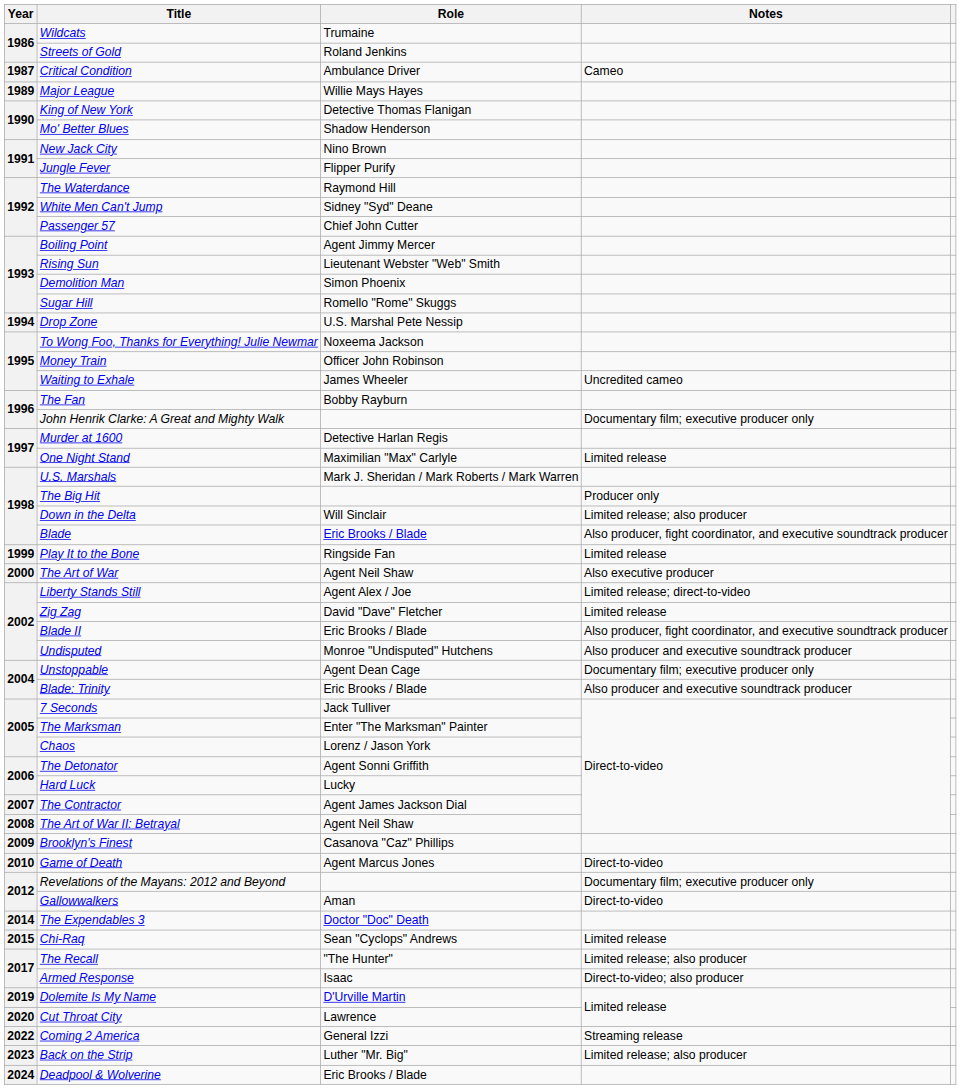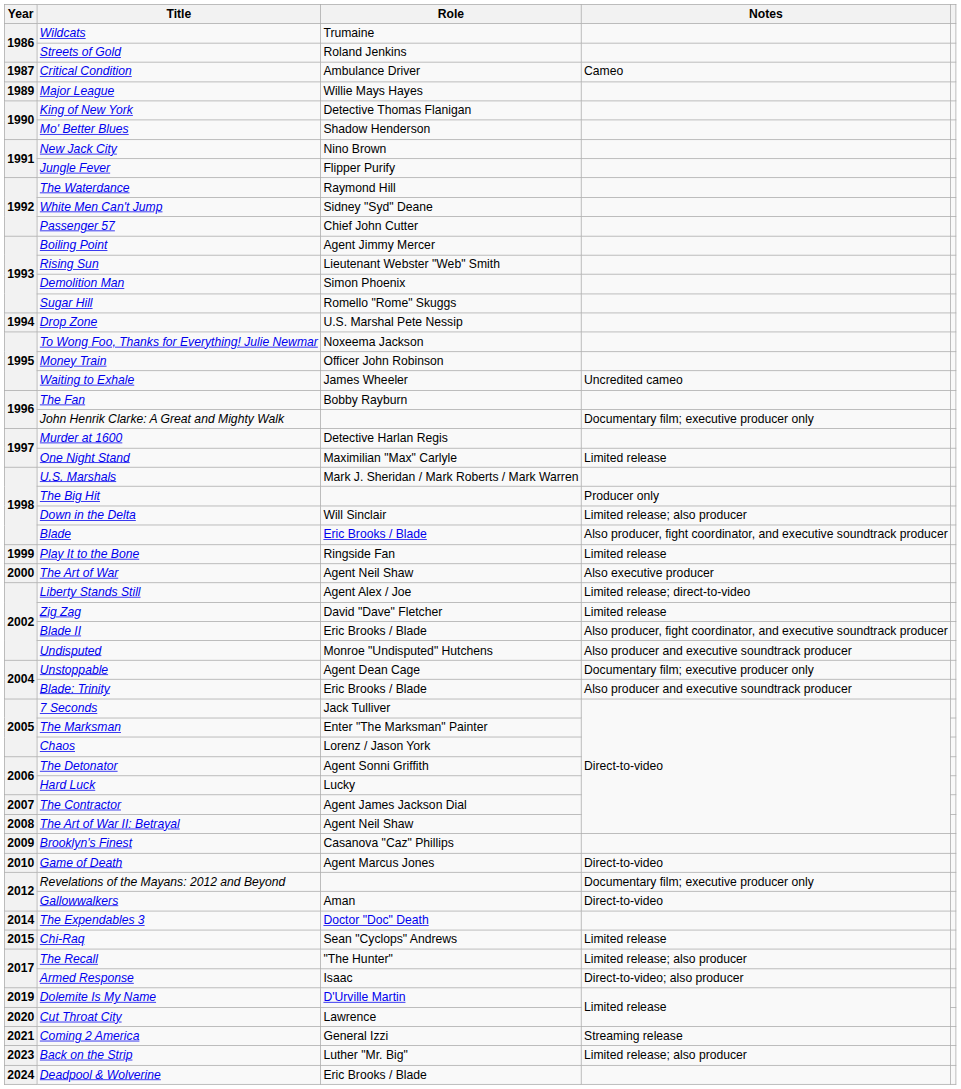(21, 1036) 2022 -> (21, 1036) 2021
